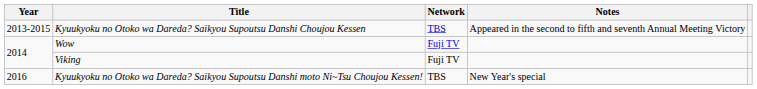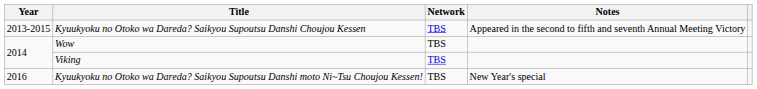(443, 44) Fuji TV -> (437, 44) TBS
(443, 60) Fuji TV -> (437, 60) TBS
